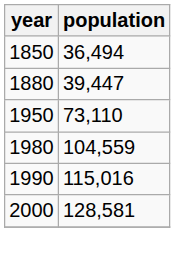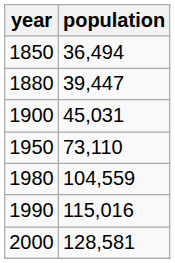+ row: (31, 115)
